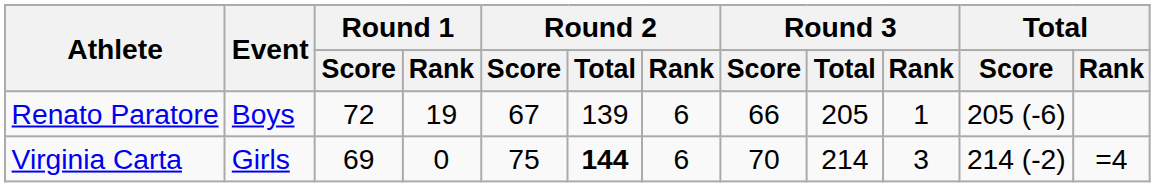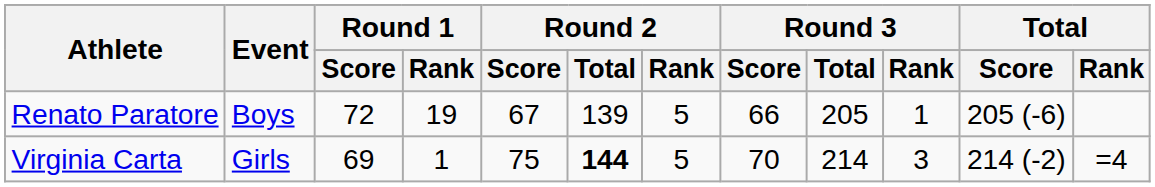(681, 114) 6 -> (681, 114) 5
(441, 159) 0 -> (441, 159) 1
(681, 159) 6 -> (681, 159) 5
